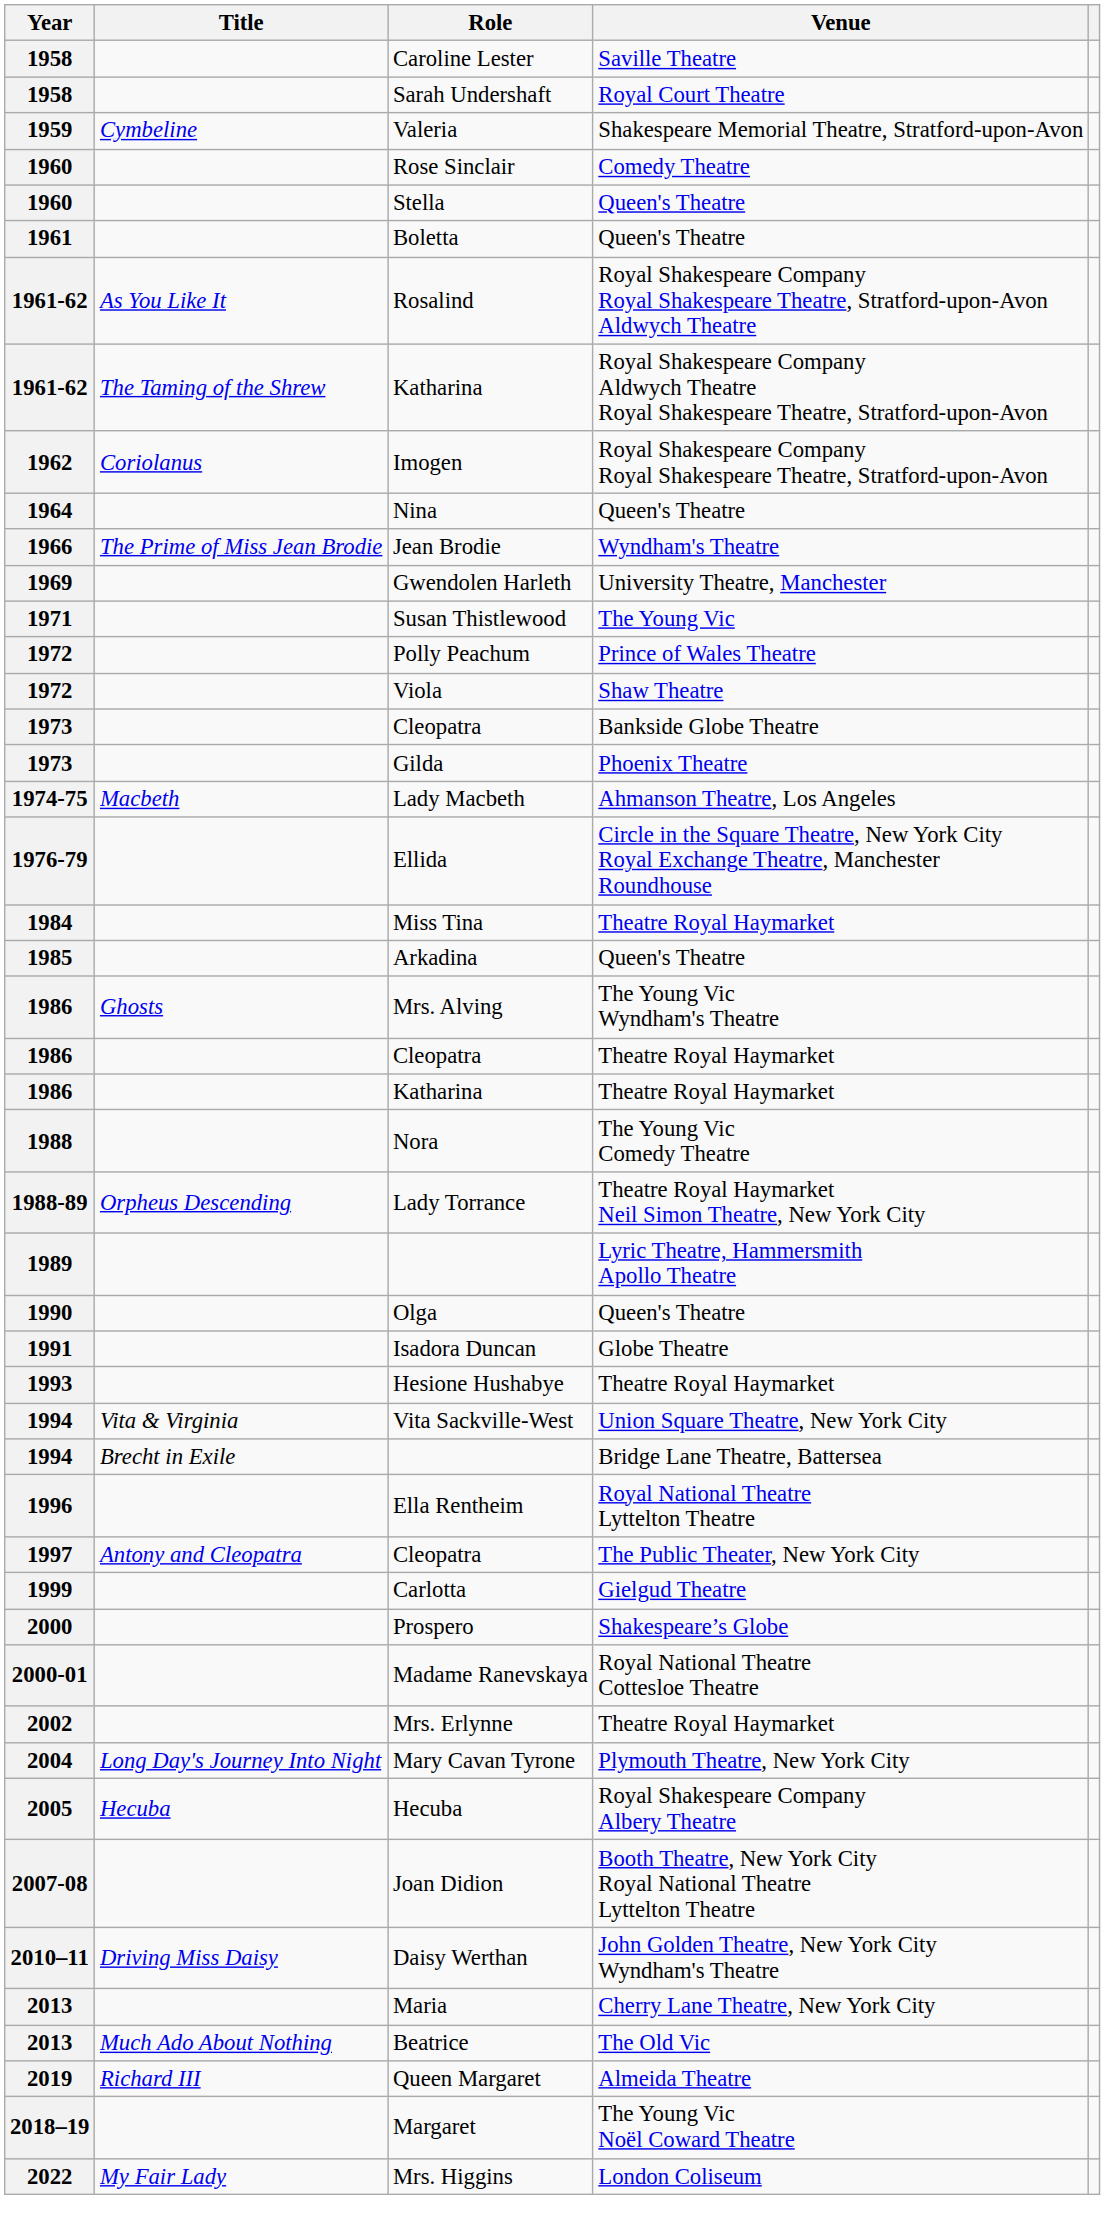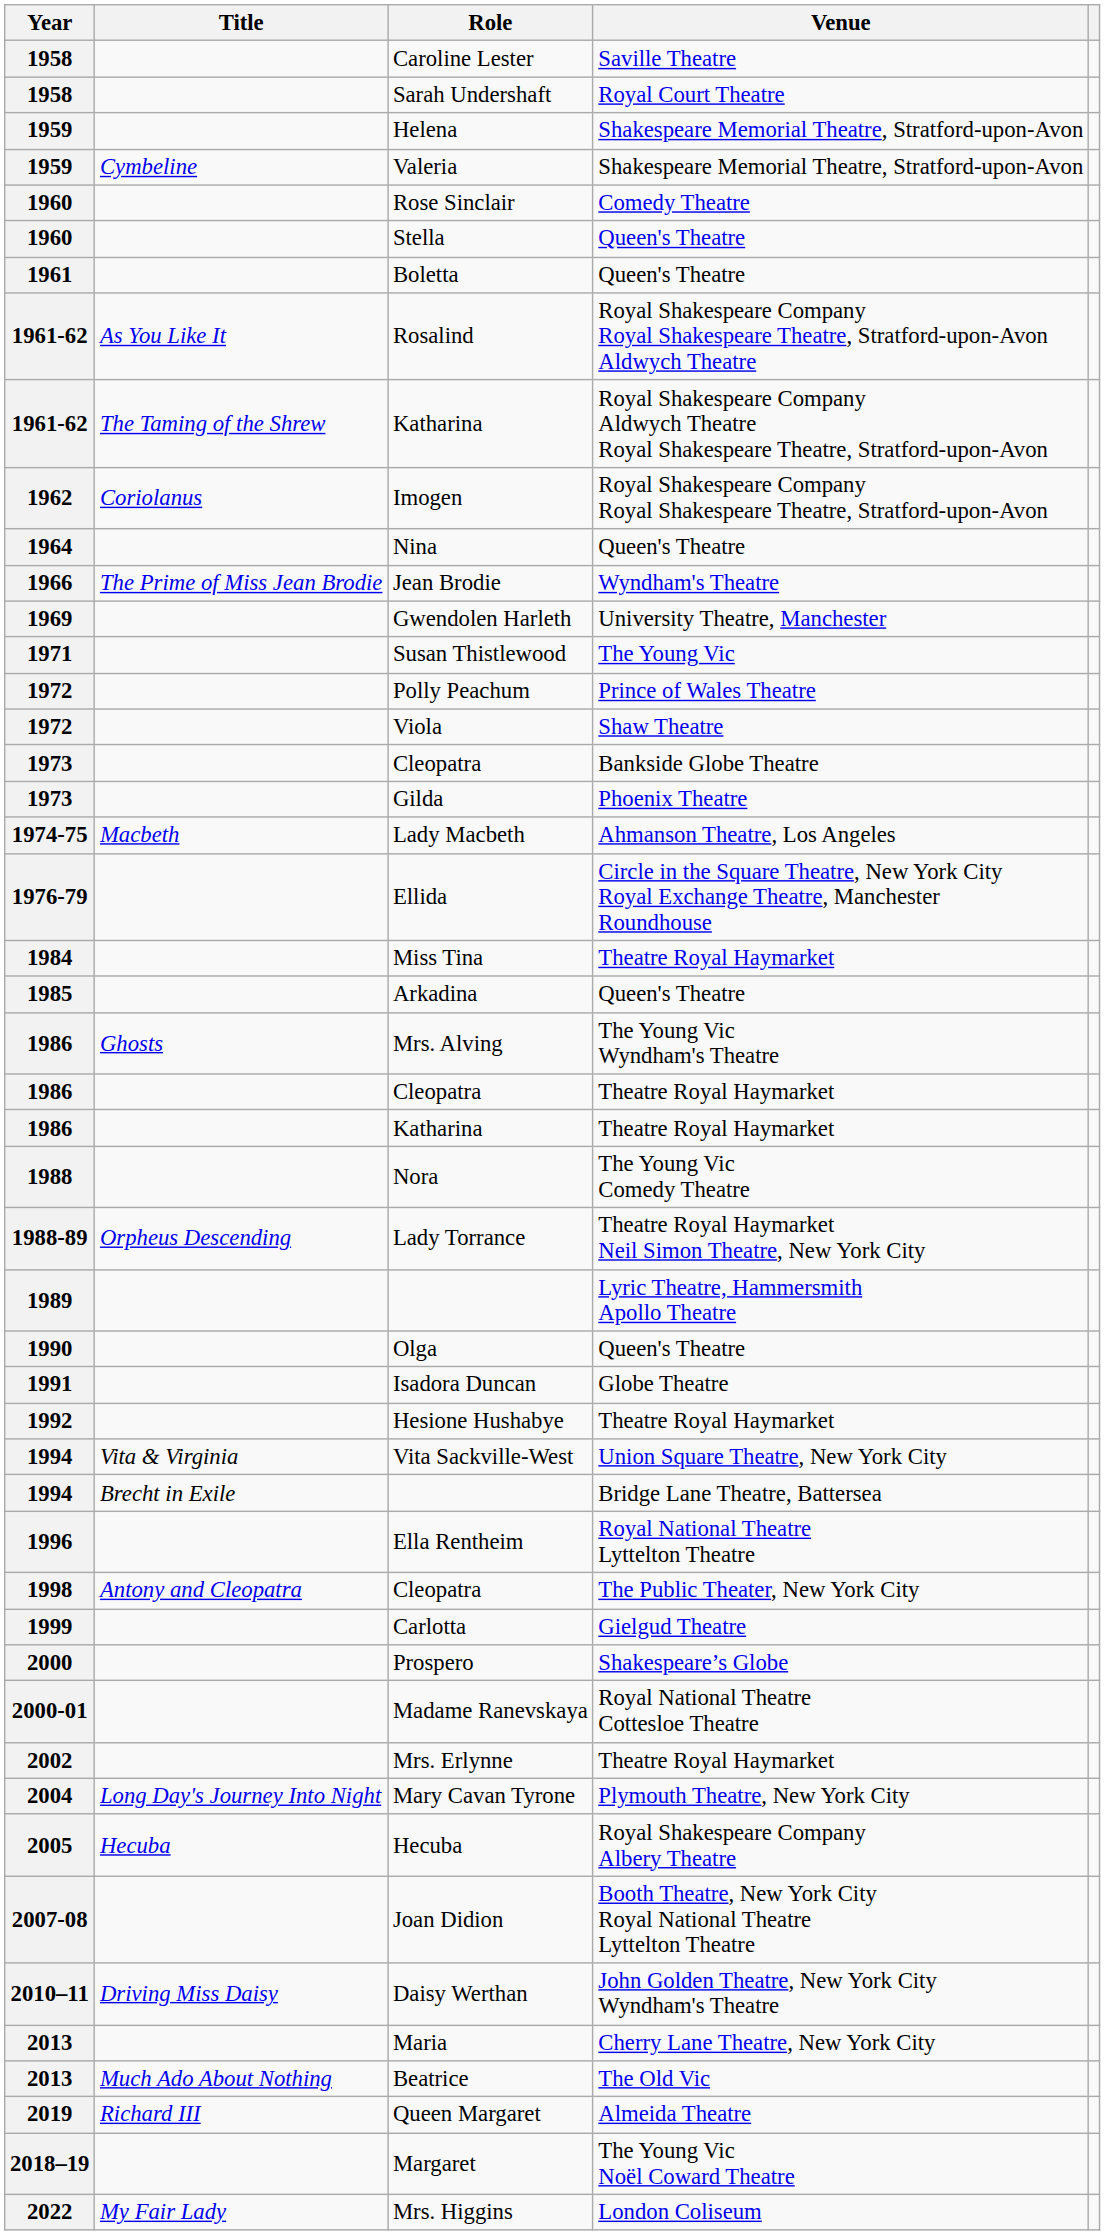+ row: (425, 130)
(50, 1384) 1993 -> (50, 1420) 1992
(50, 1554) 1997 -> (50, 1590) 1998
